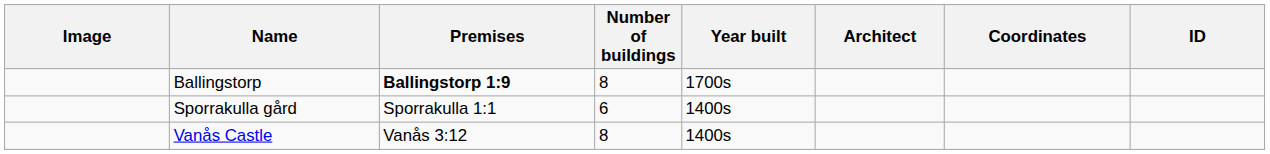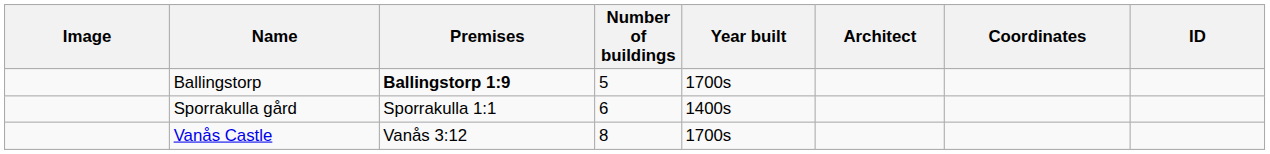(604, 82) 8 -> (604, 82) 5
(708, 135) 1400s -> (708, 135) 1700s
